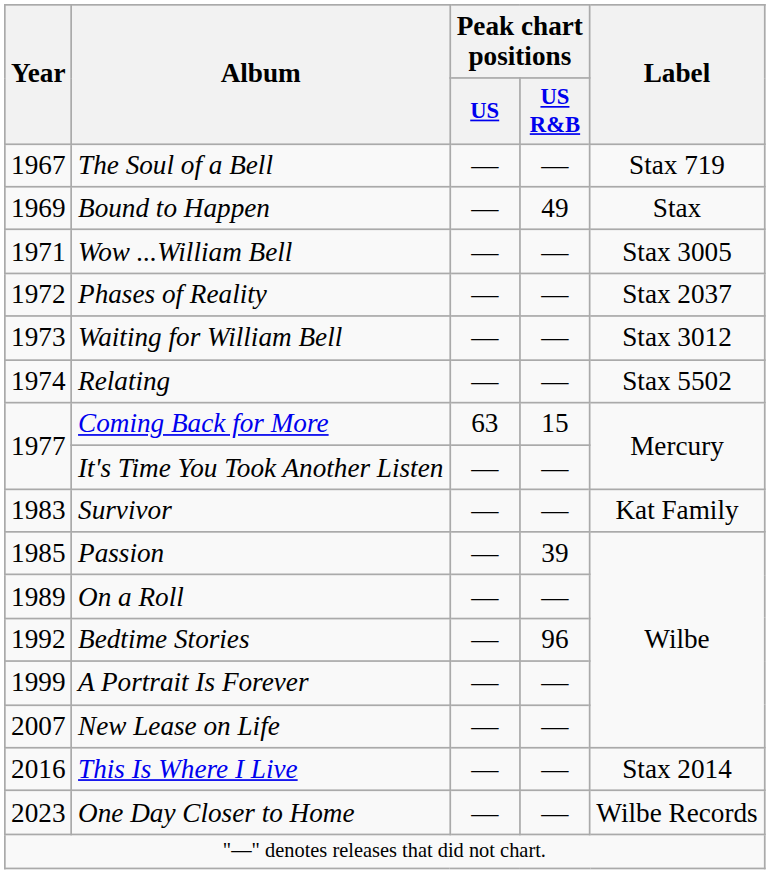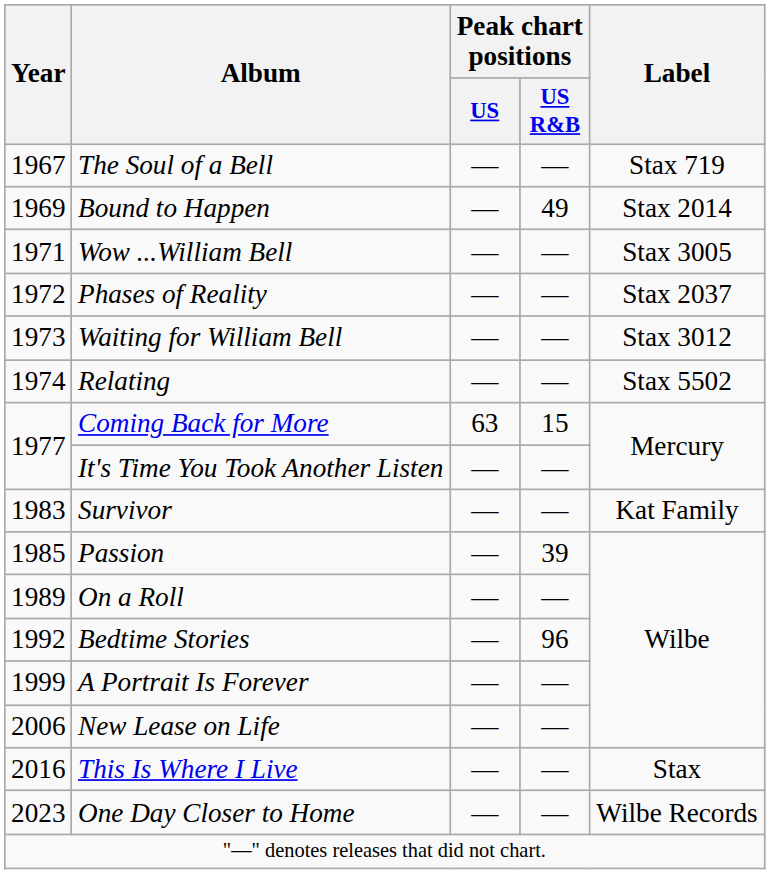(677, 208) Stax -> (677, 208) Stax 2014
(38, 725) 2007 -> (38, 725) 2006
(677, 768) Stax 2014 -> (677, 768) Stax
